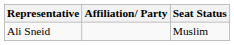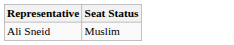- column: (126, 13)
